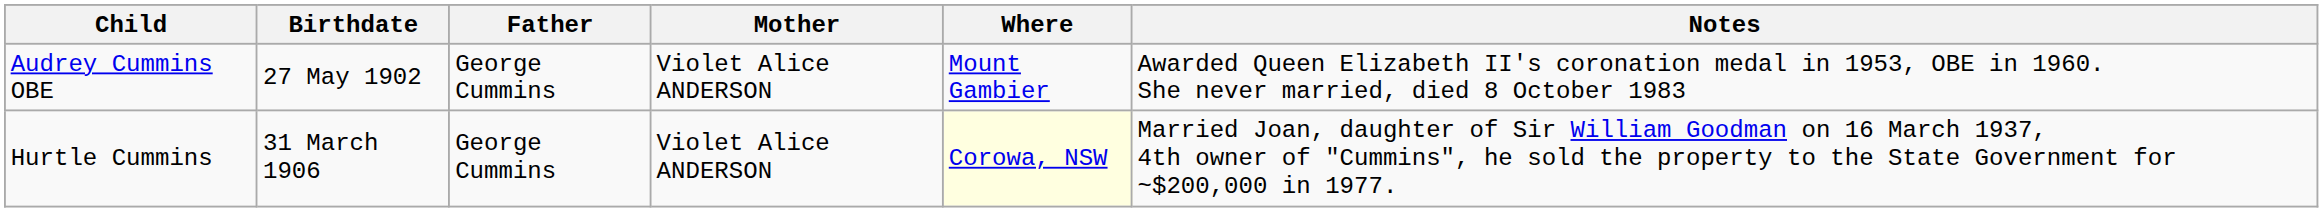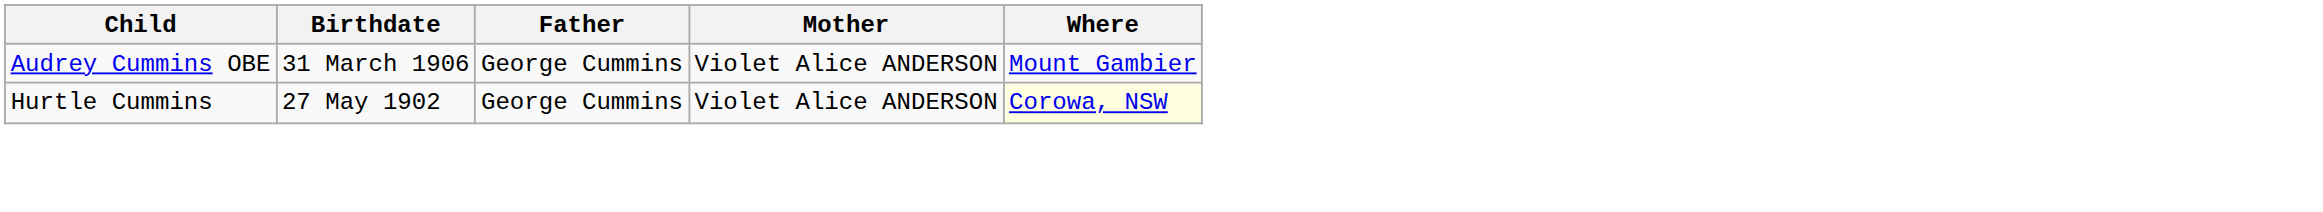- column: (1725, 25)
(342, 78) 27 May 1902 -> (376, 64) 31 March 1906
(321, 158) 31 March 1906 -> (361, 103) 27 May 1902
